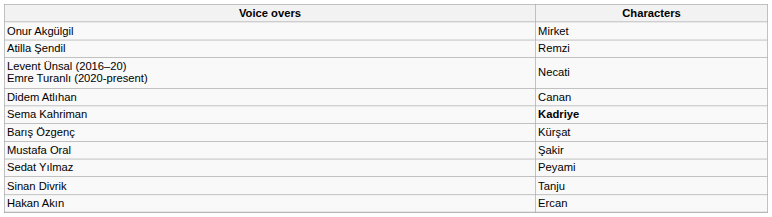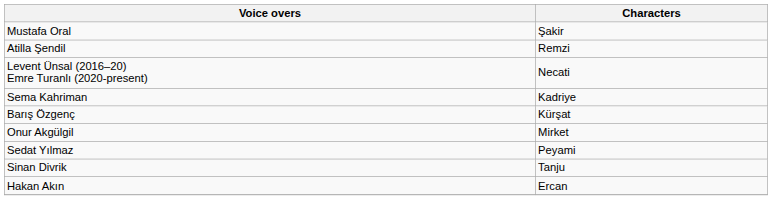rows swapped: (39, 150) <-> (40, 31)
- row: (42, 97)
(559, 114) bold -> (557, 97) normal
